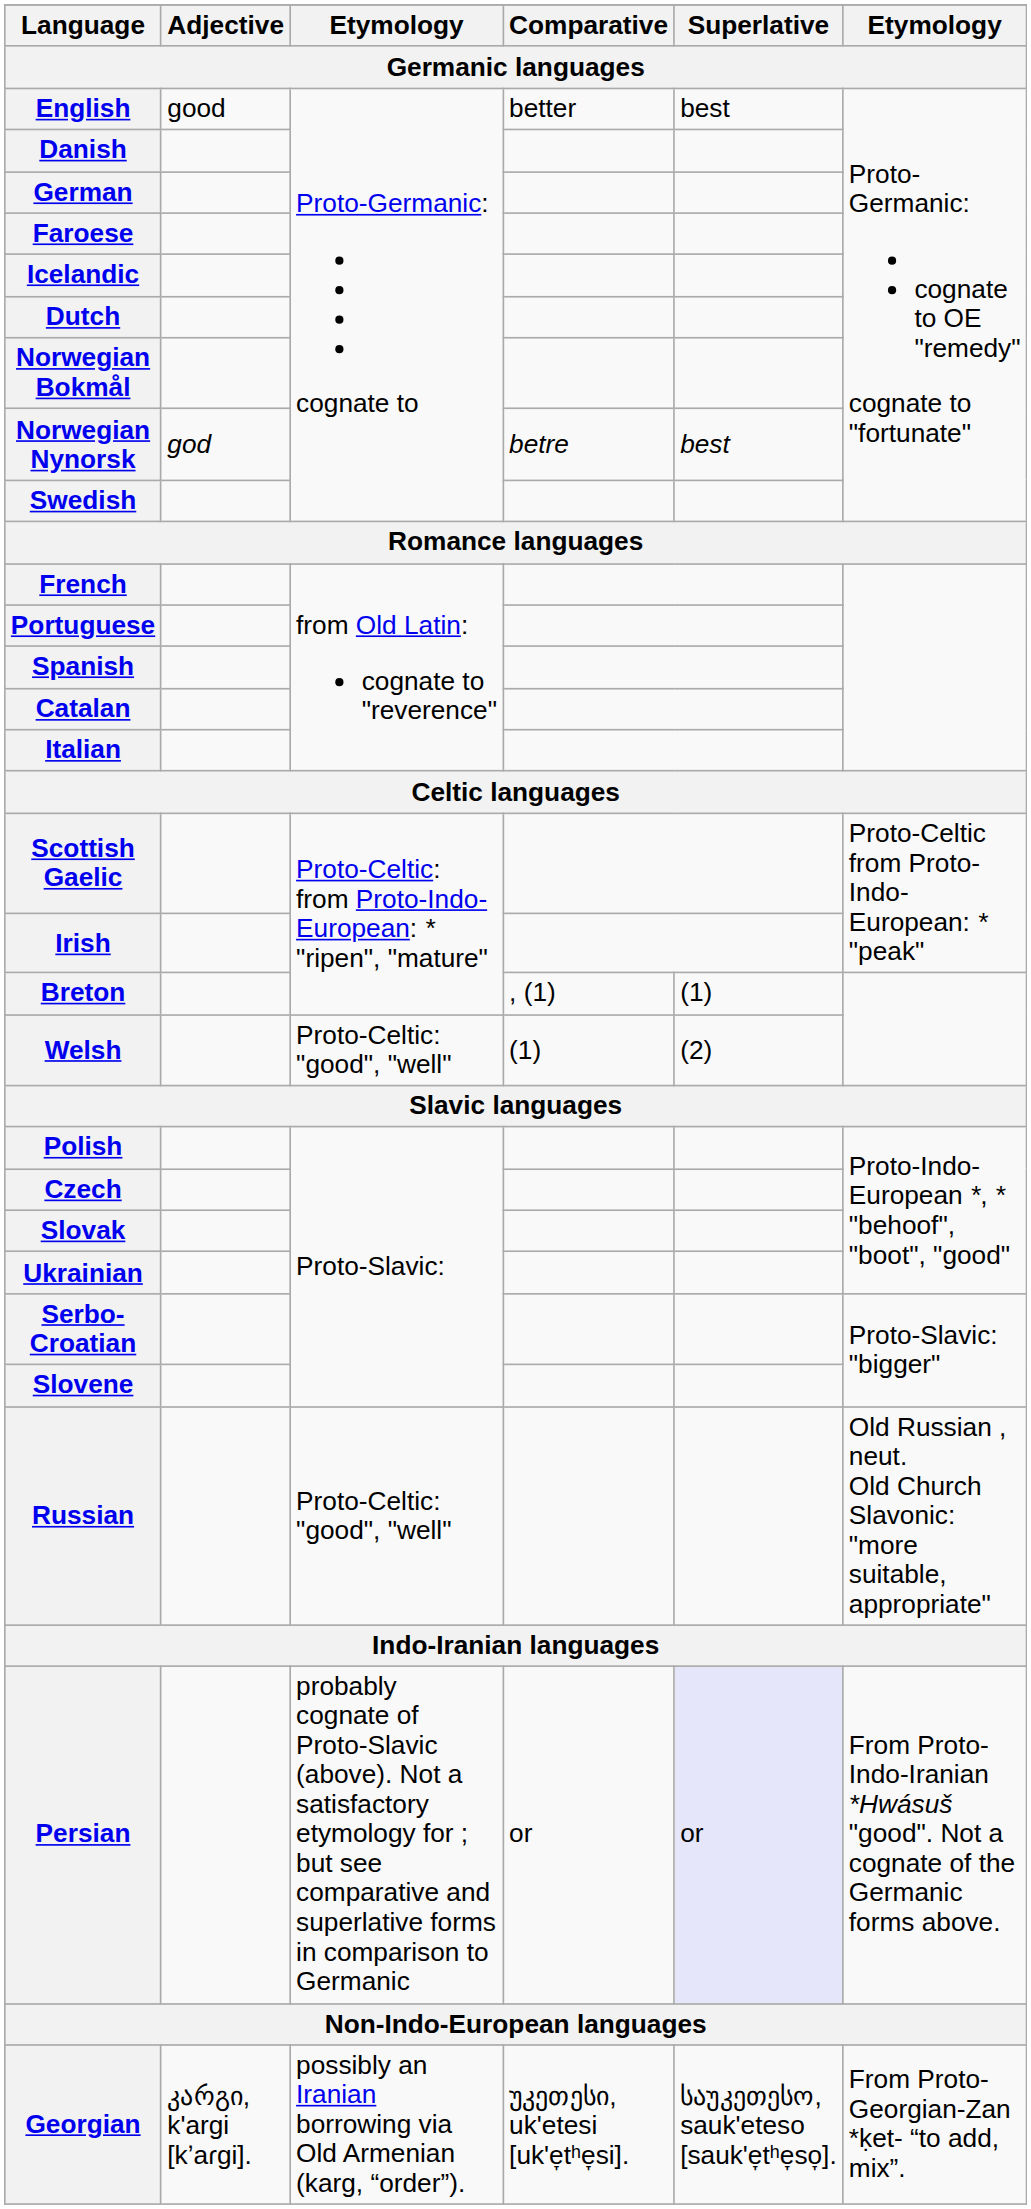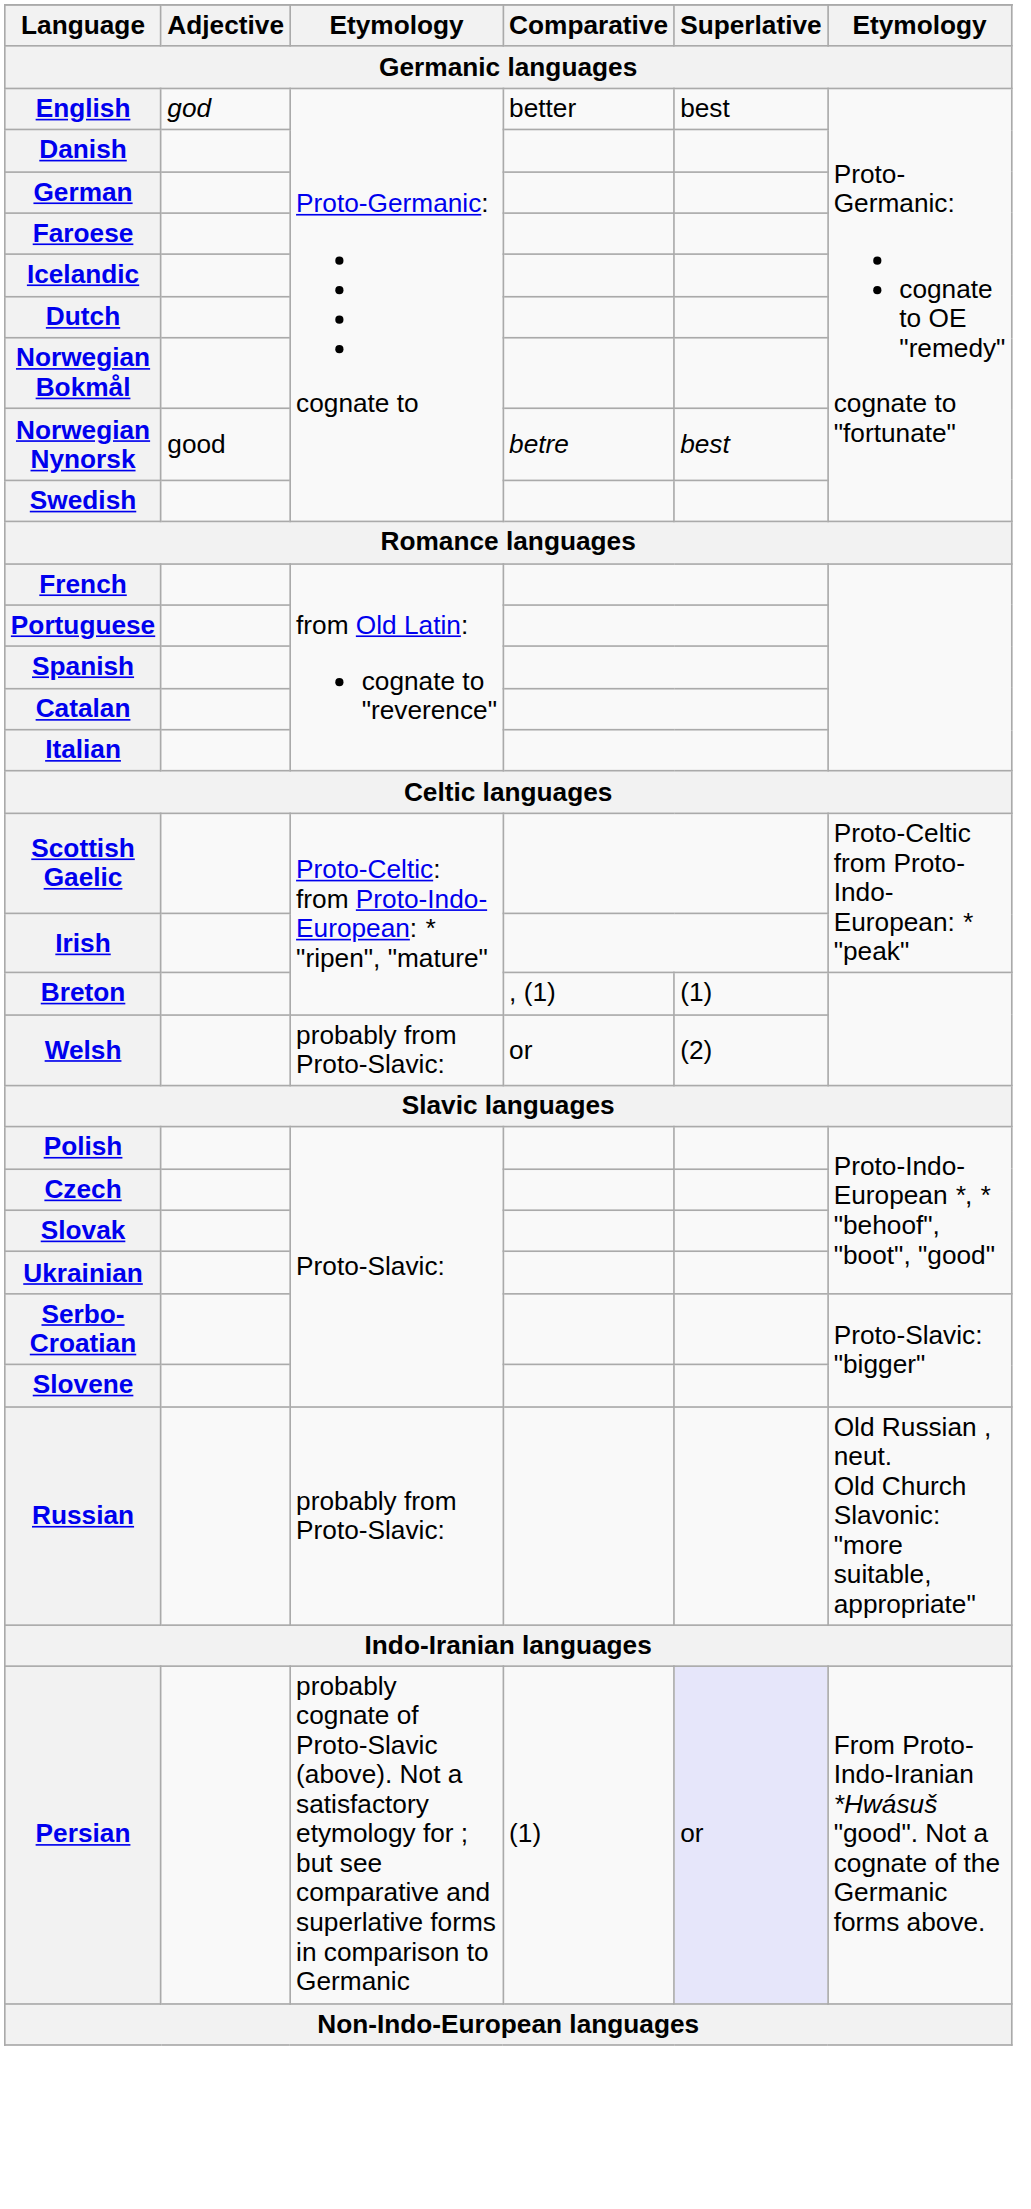(196, 108) good -> (189, 108) god
(189, 444) god -> (196, 444) good
(374, 1049) Proto-Celtic: "good", "well" -> (376, 1049) probably from Proto-Slavic:
(525, 1049) (1) -> (521, 1049) or
(374, 1515) Proto-Celtic: "good", "well" -> (376, 1515) probably from Proto-Slavic:
(521, 1834) or -> (525, 1834) (1)
- row: (83, 2124)
